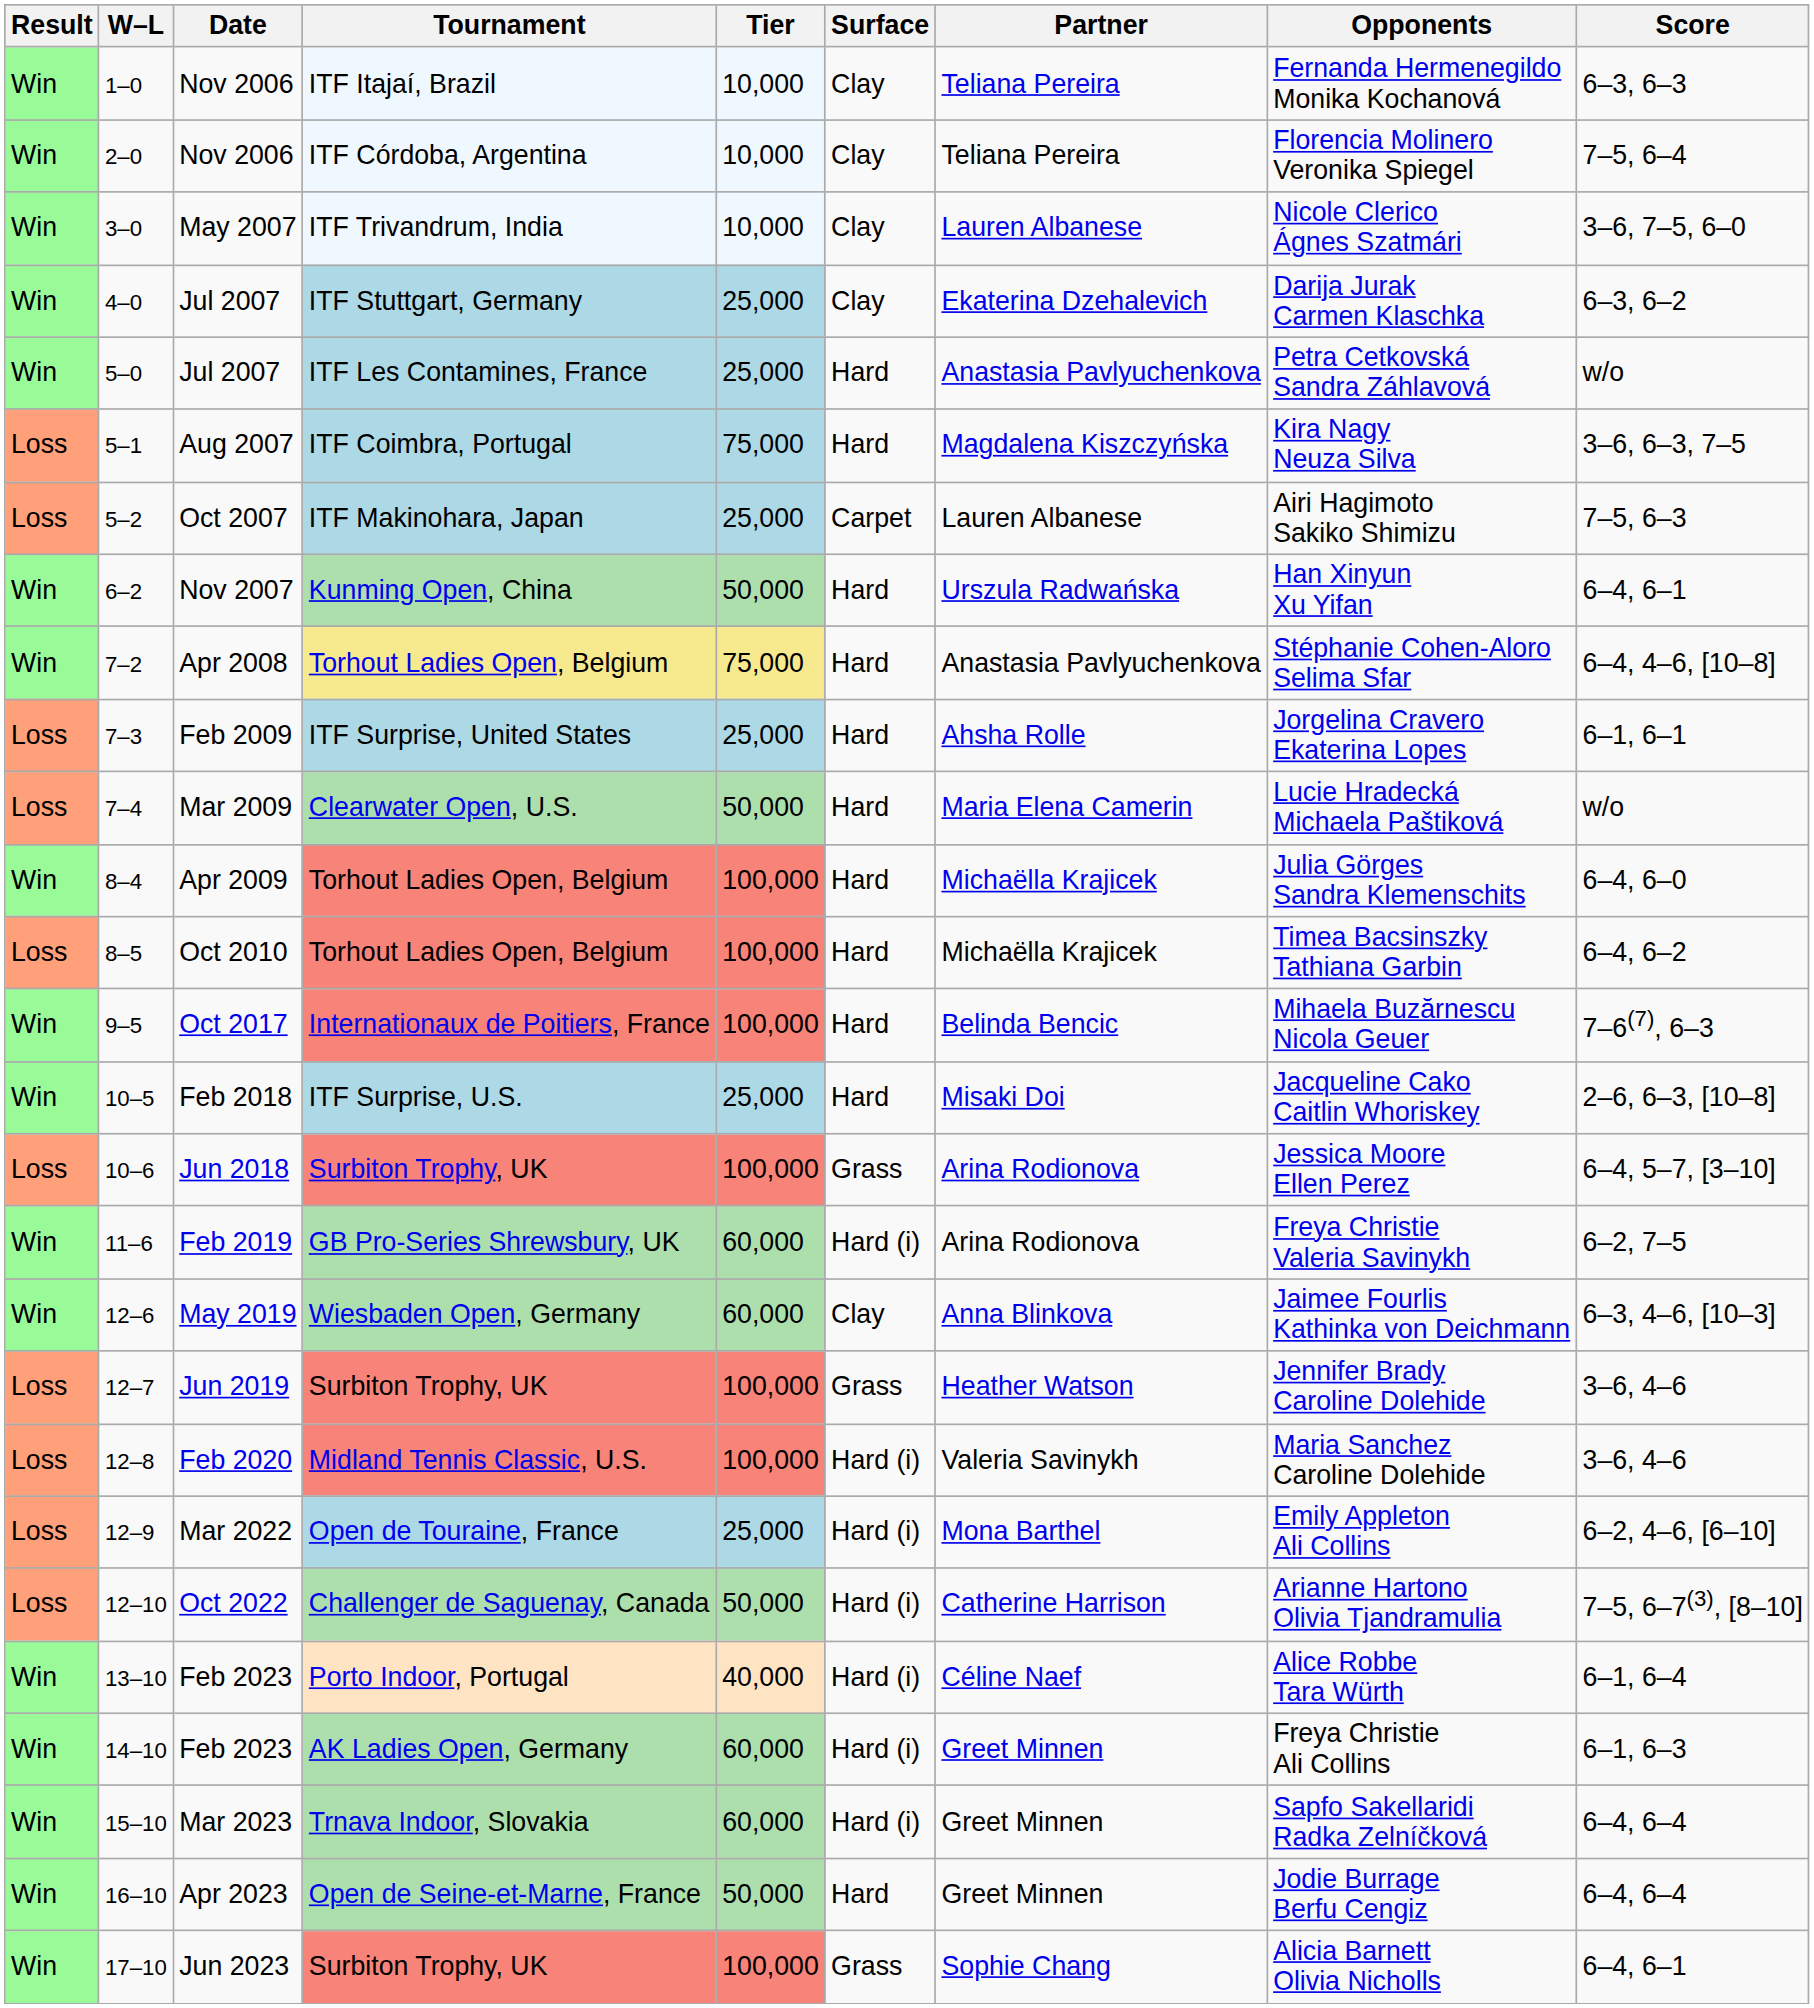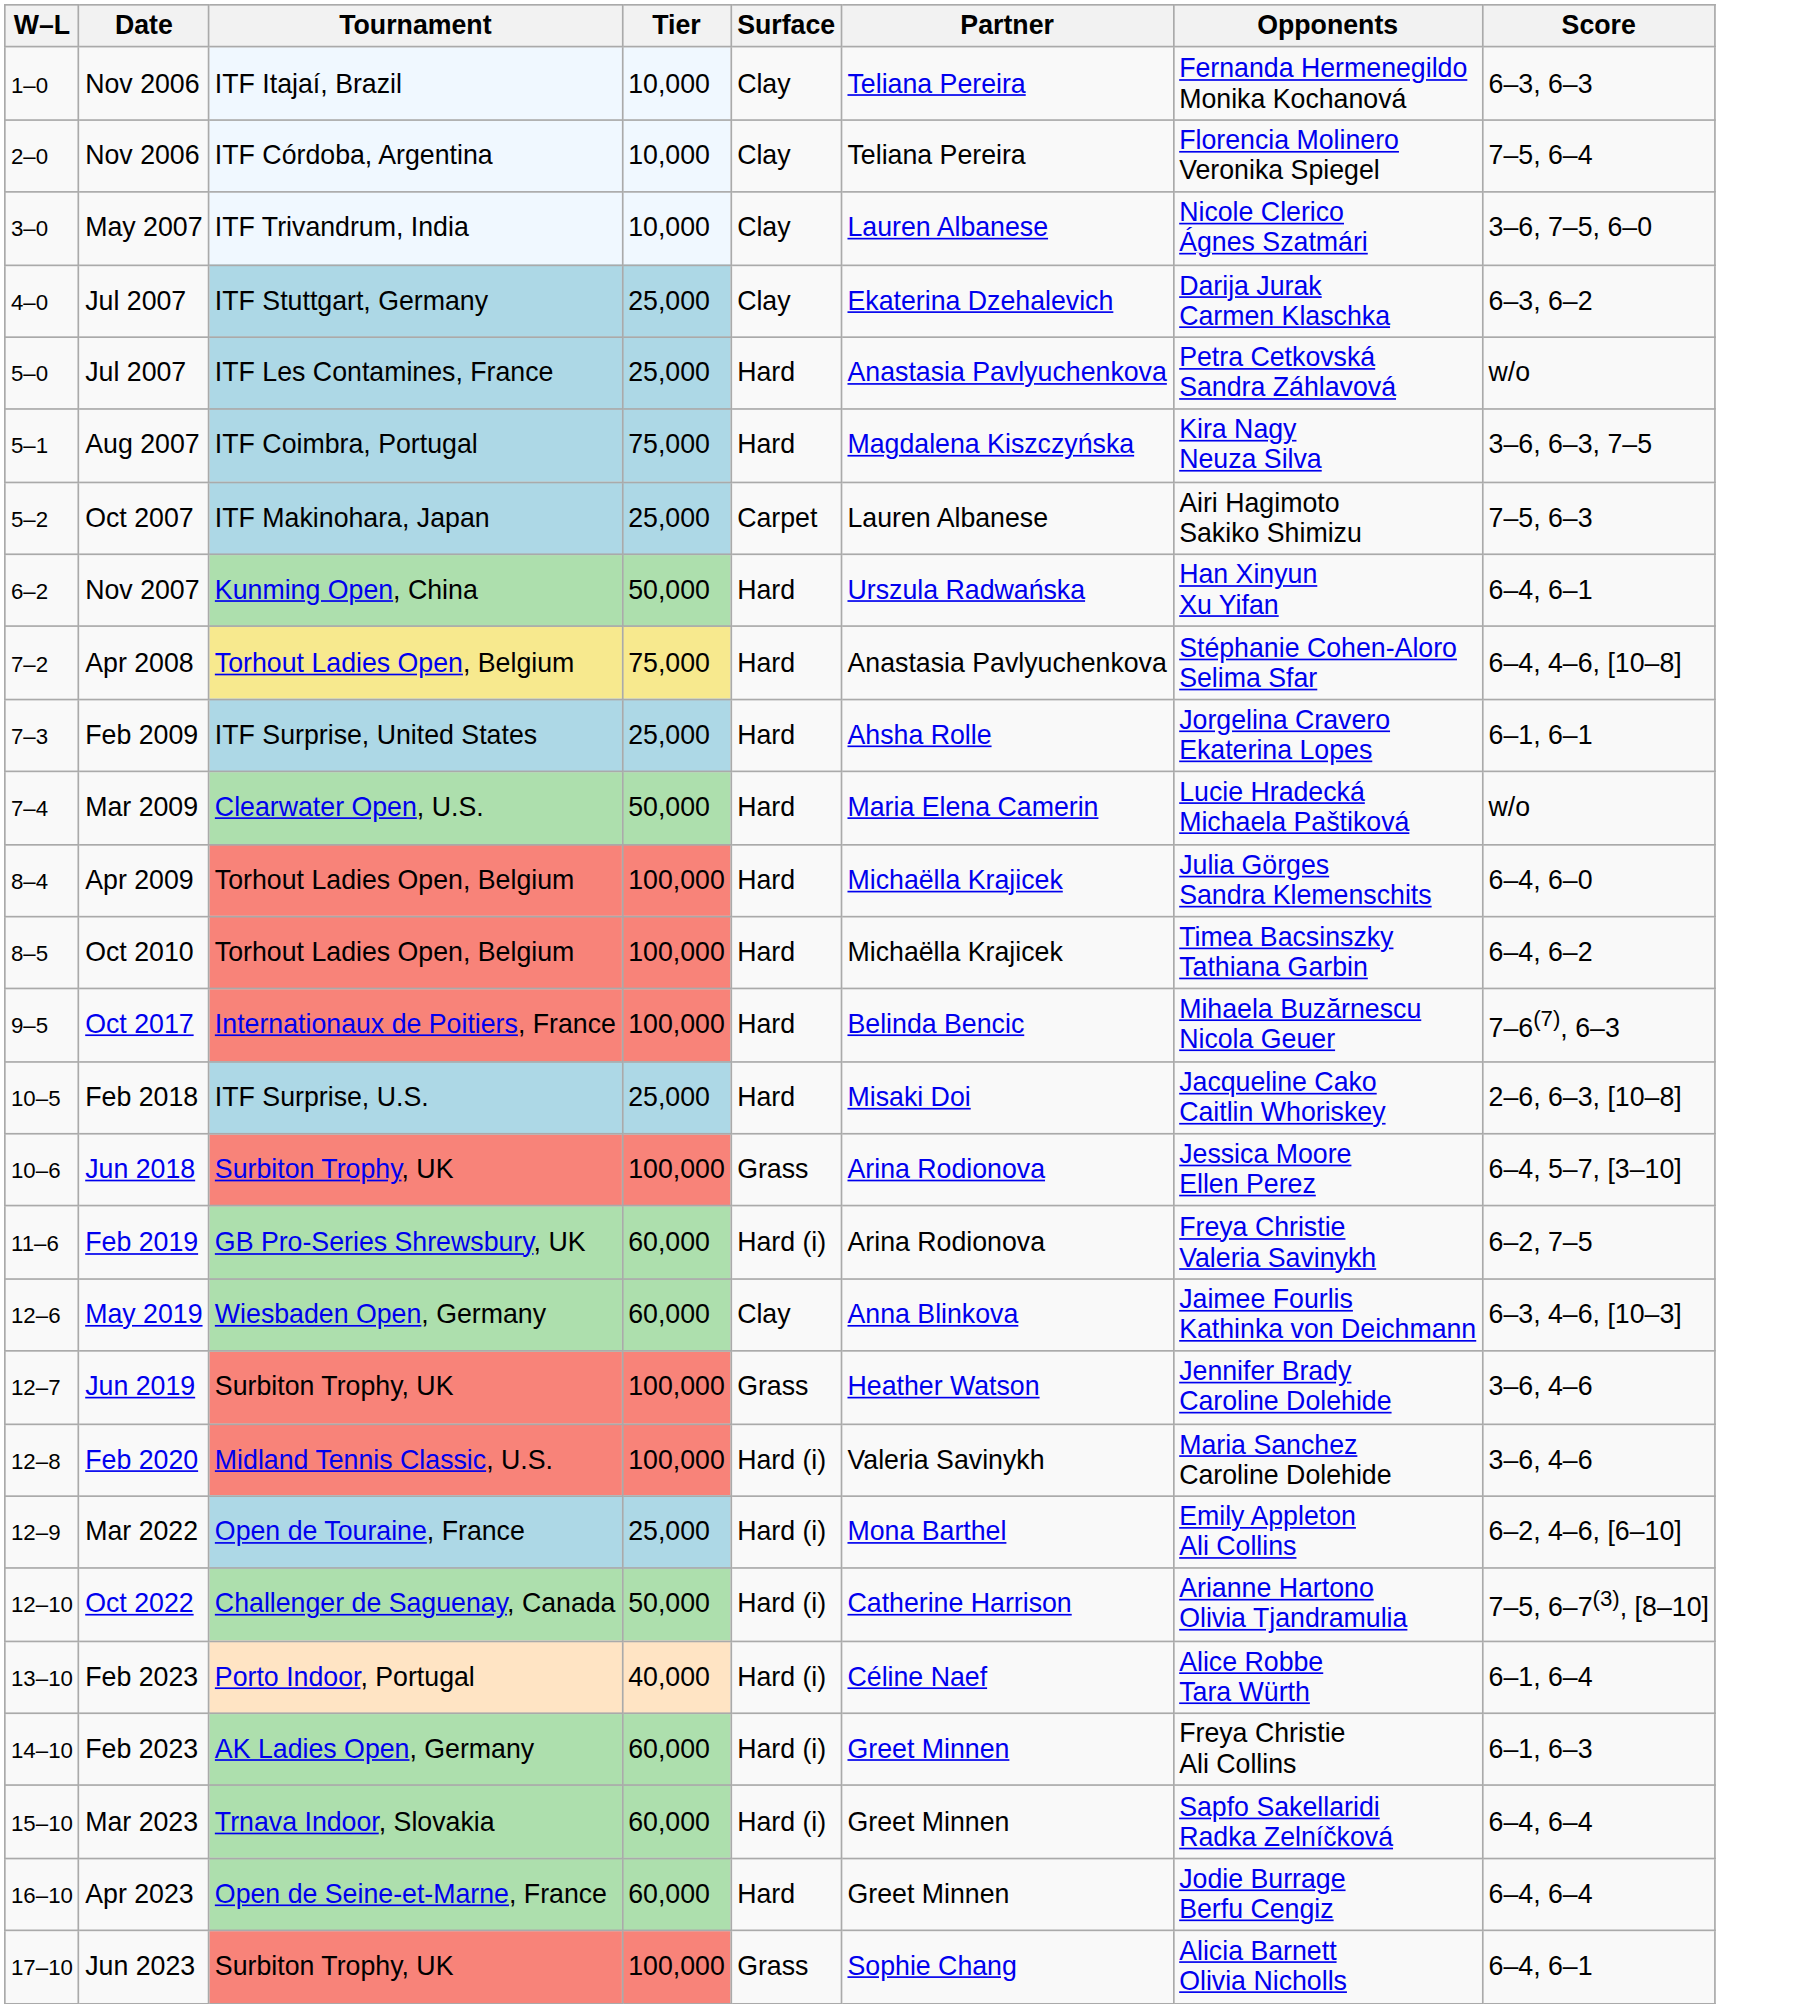- column: (52, 25)
(763, 1894) 50,000 -> (669, 1894) 60,000
